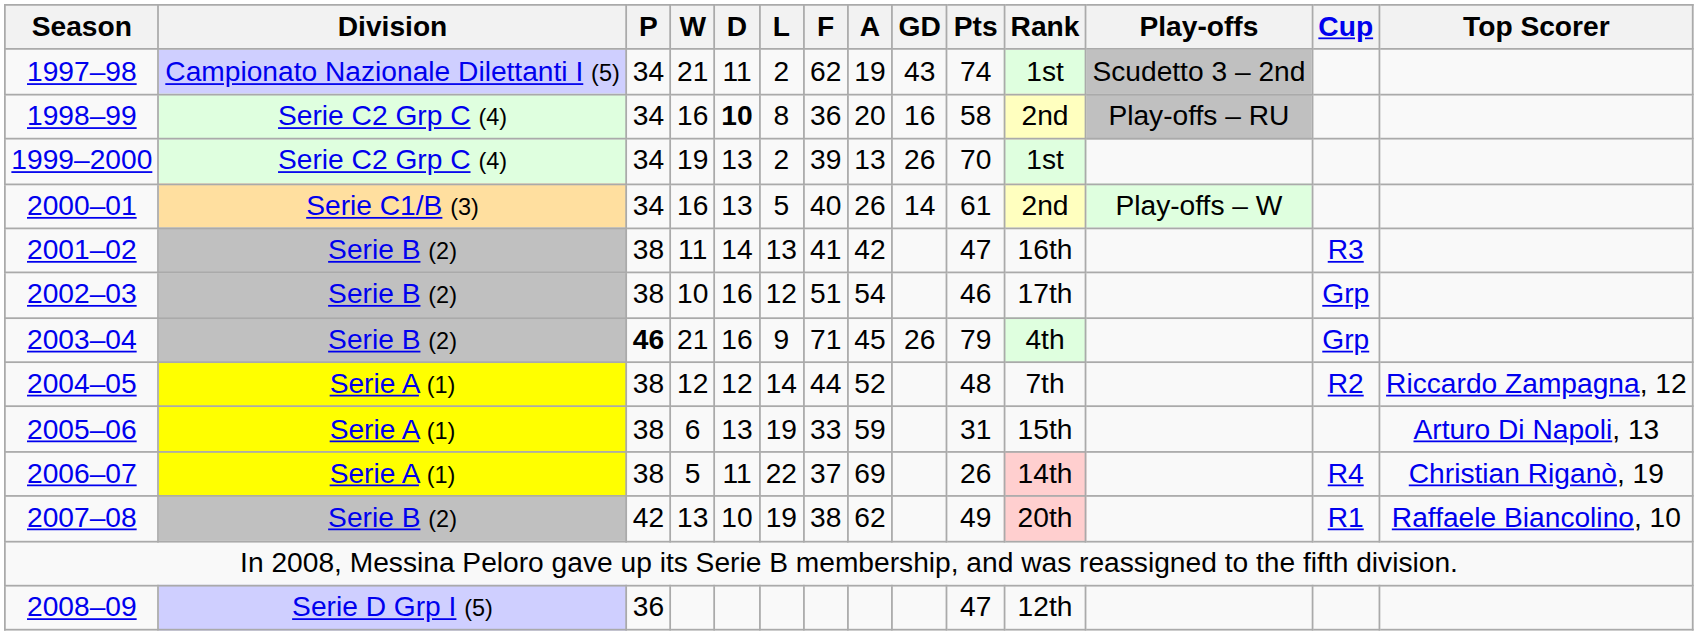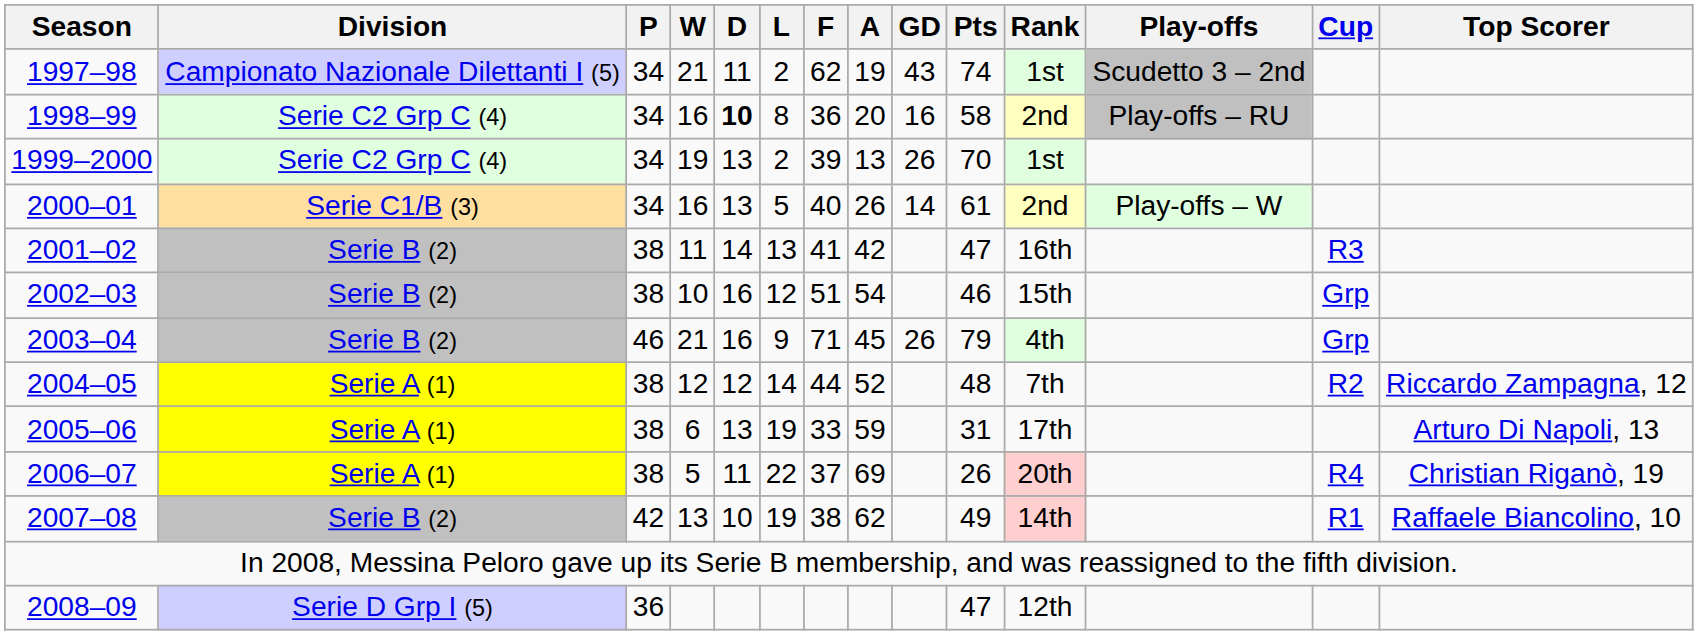(1045, 294) 17th -> (1045, 294) 15th
(648, 339) bold -> (648, 339) normal
(1045, 428) 15th -> (1045, 428) 17th
(1045, 473) 14th -> (1045, 473) 20th
(1045, 518) 20th -> (1045, 518) 14th
